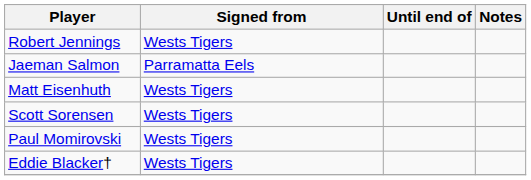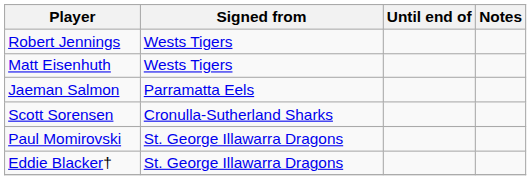rows swapped: (60, 90) <-> (64, 66)
(188, 114) Wests Tigers -> (238, 114) Cronulla-Sutherland Sharks
(188, 139) Wests Tigers -> (243, 139) St. George Illawarra Dragons
(188, 163) Wests Tigers -> (243, 163) St. George Illawarra Dragons
